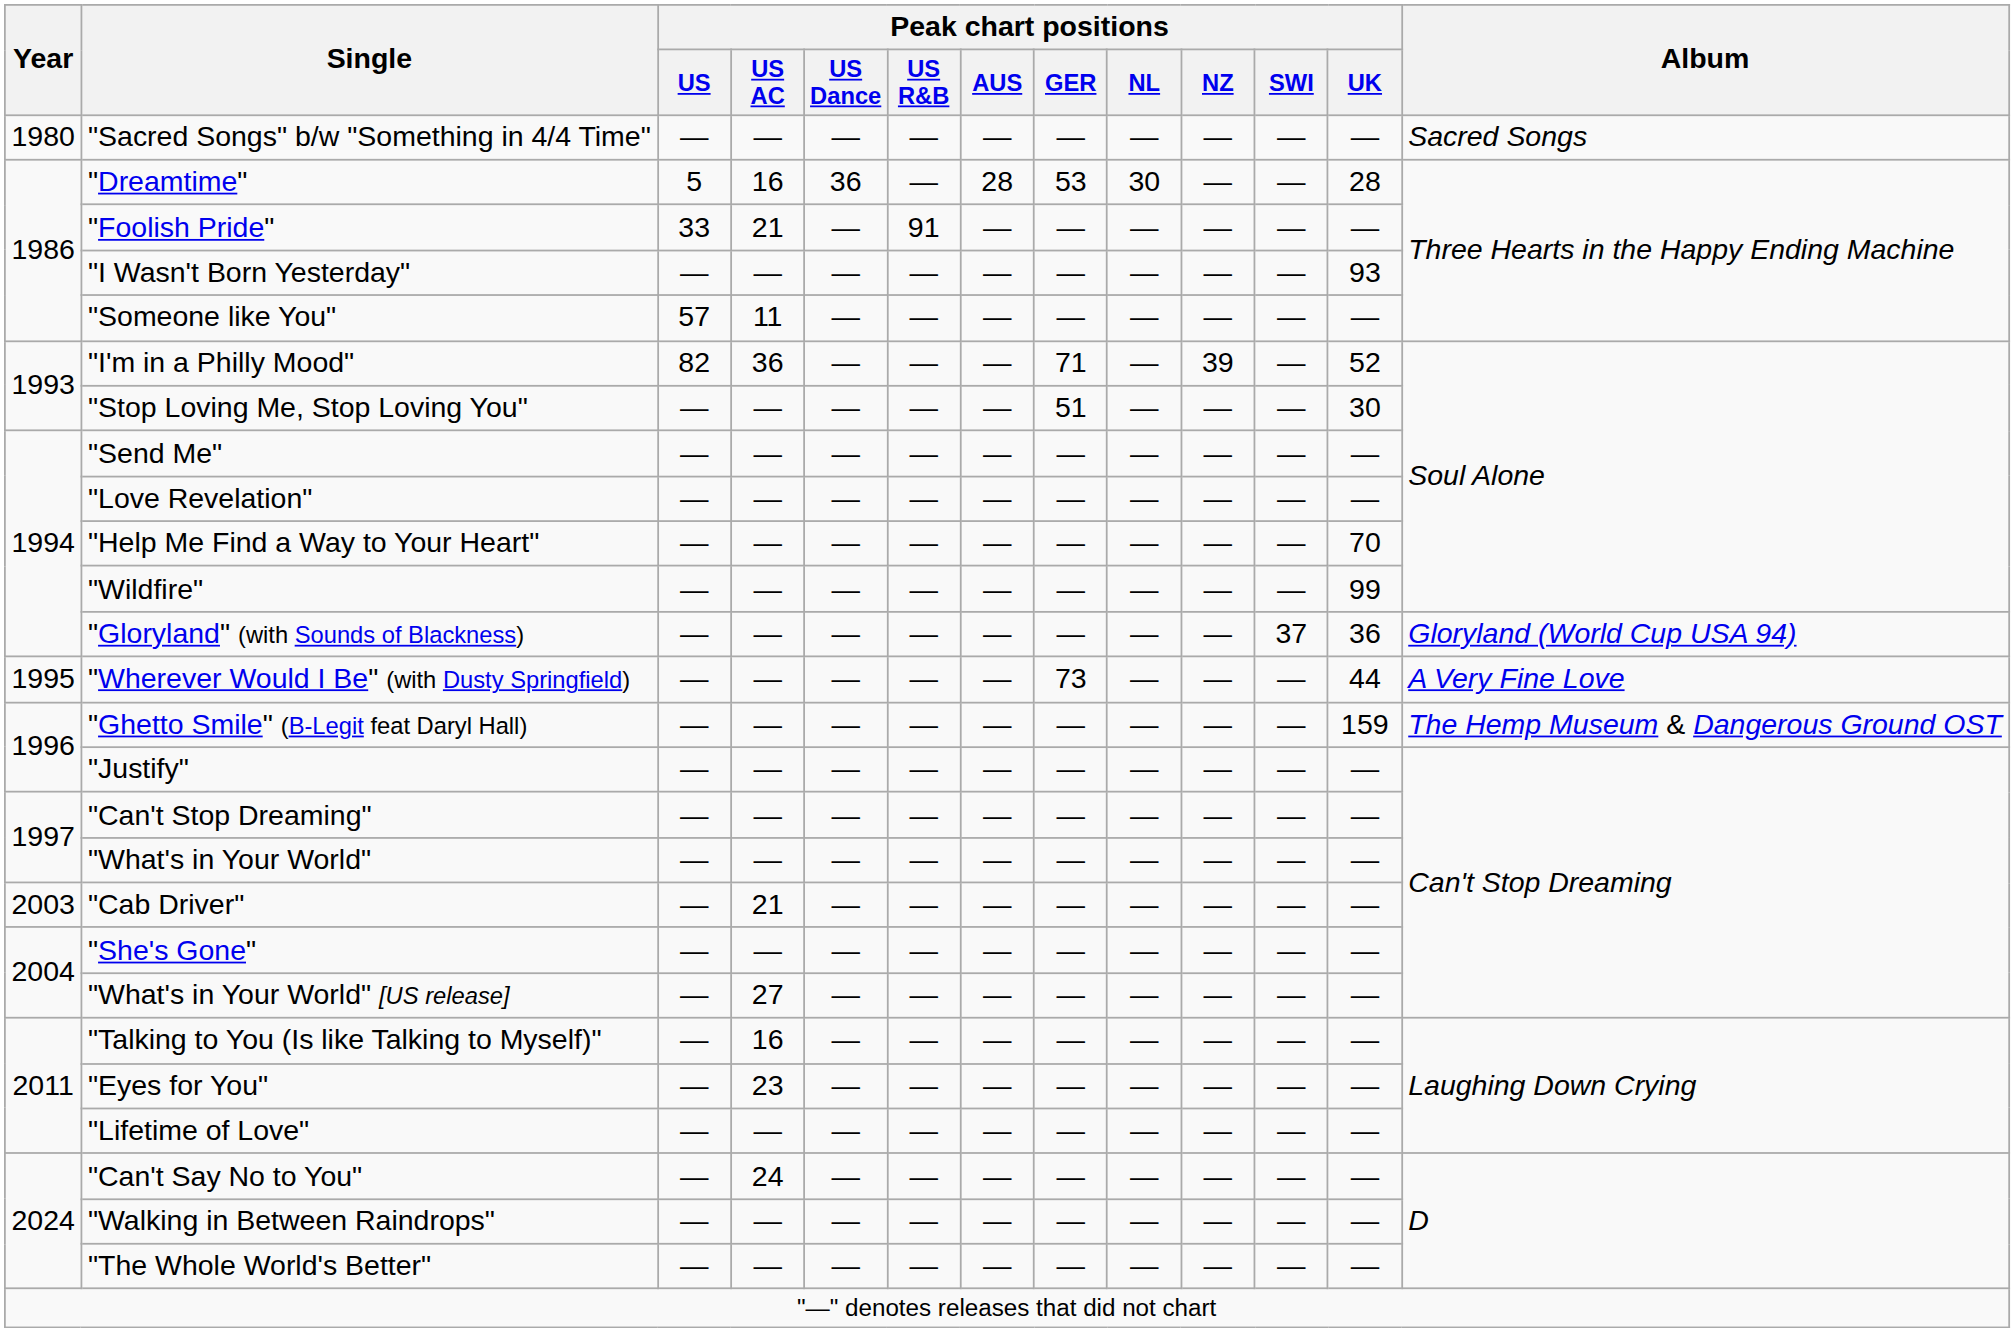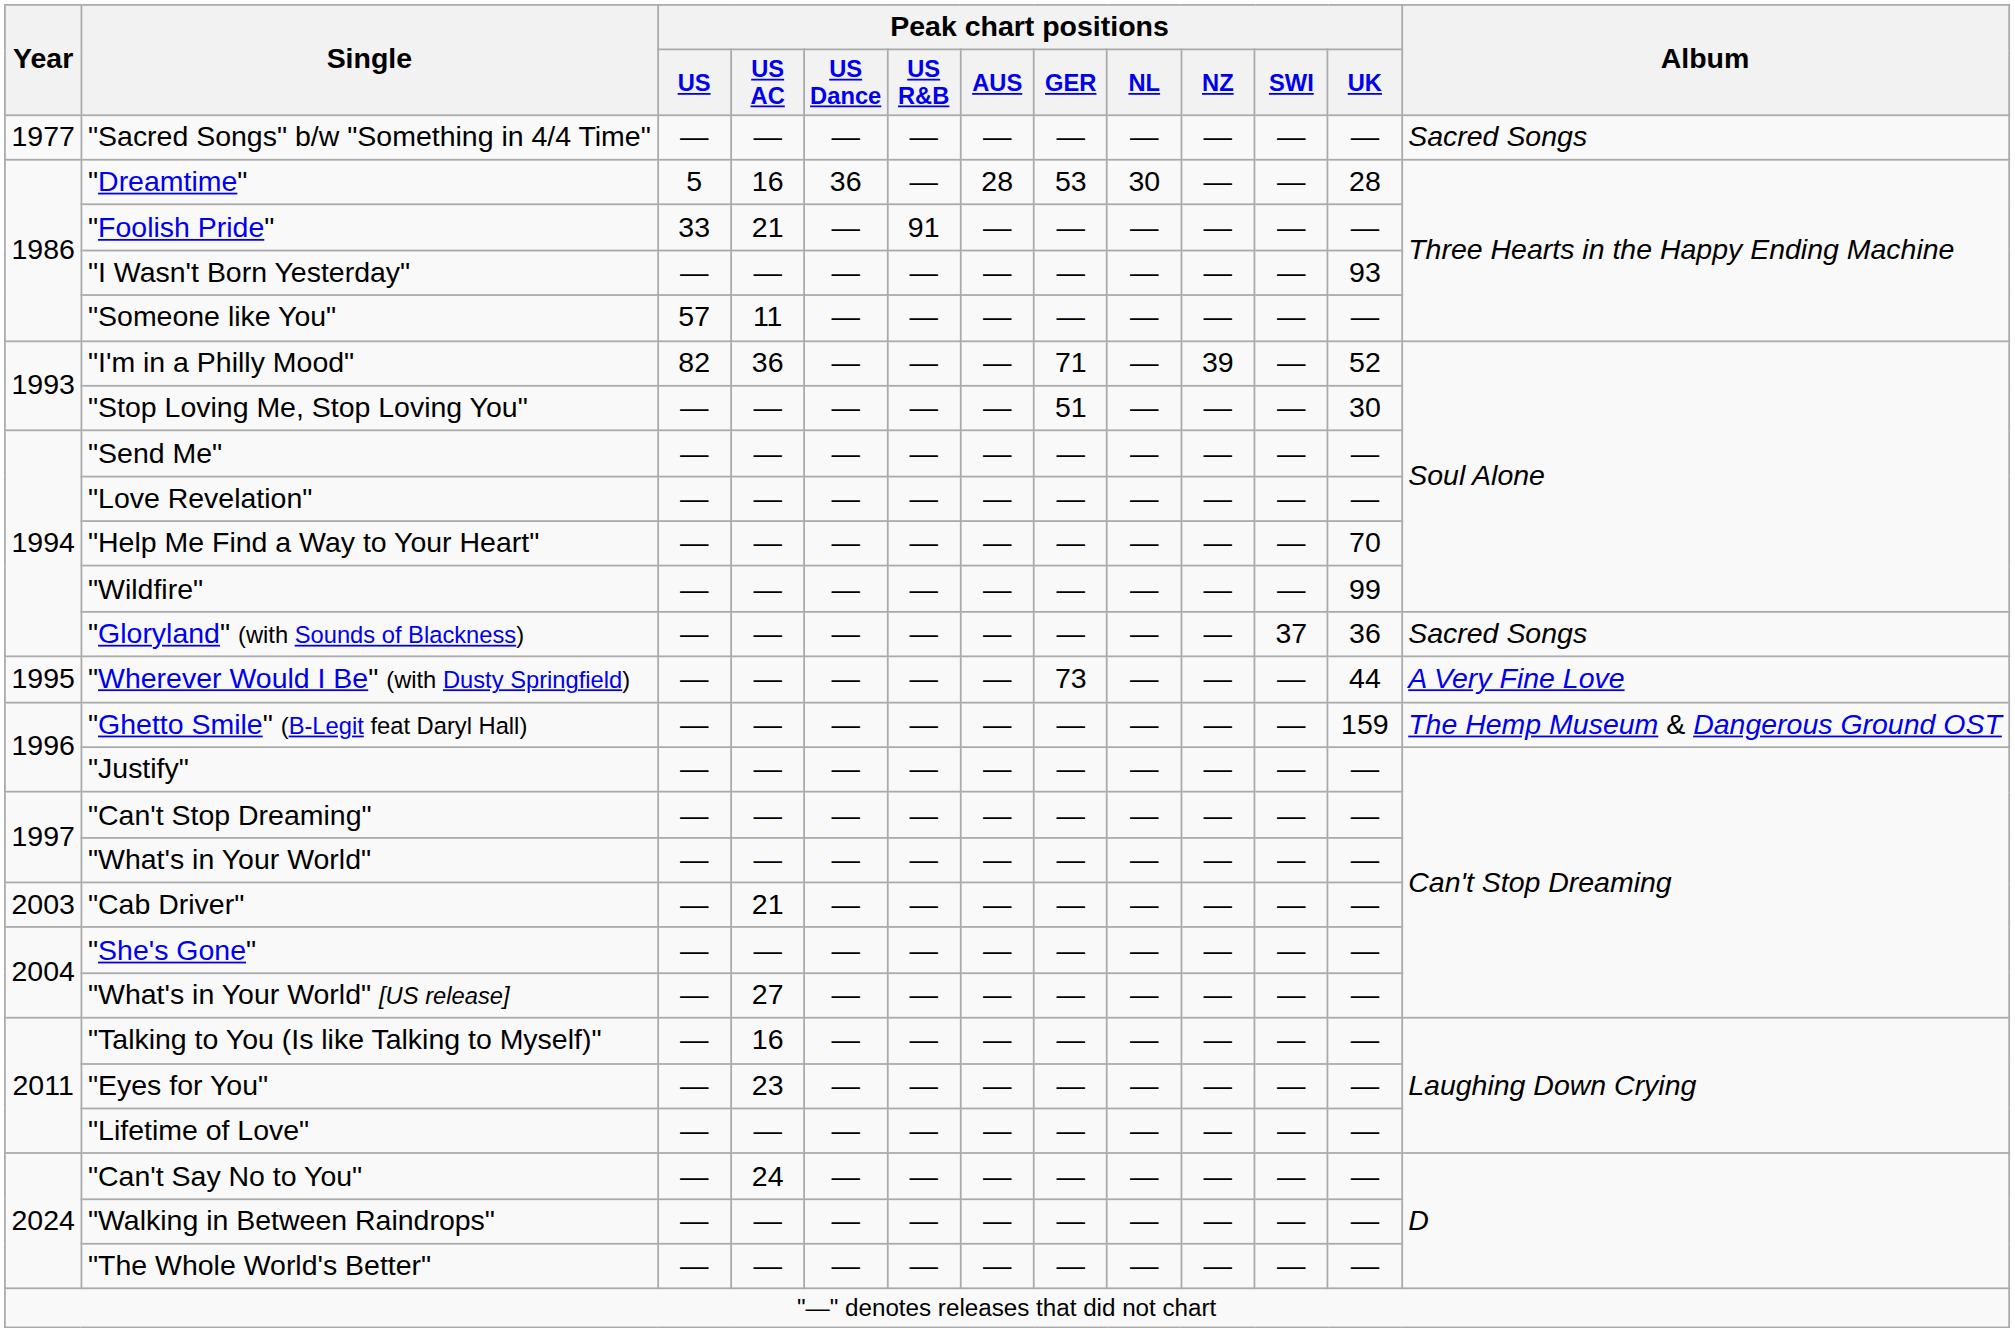(43, 136) 1980 -> (43, 136) 1977
(1602, 633) Gloryland (World Cup USA 94) -> (1498, 633) Sacred Songs
